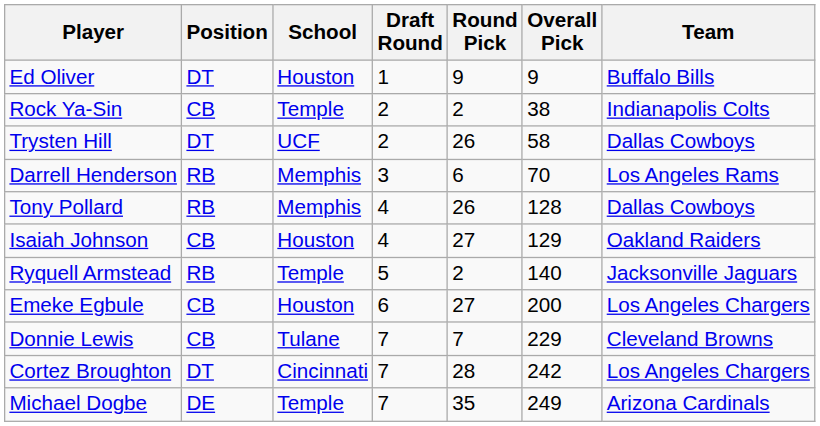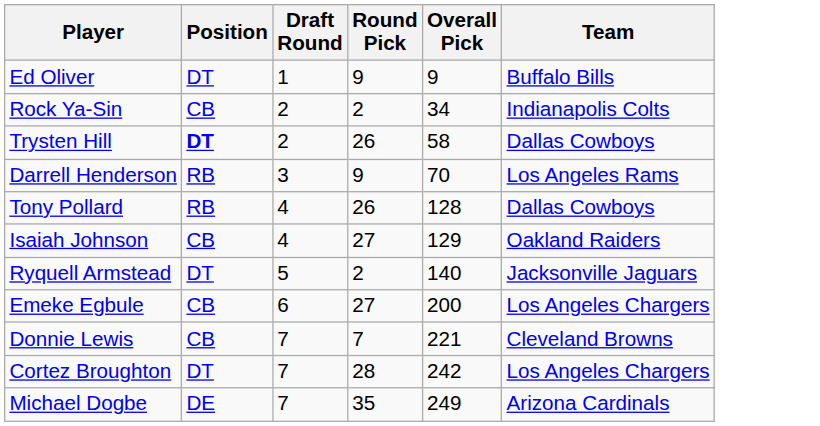- column: (323, 32)
(539, 109) 38 -> (439, 109) 34
(200, 142) normal -> (200, 142) bold
(458, 175) 6 -> (358, 175) 9
(201, 273) RB -> (200, 273) DT
(544, 338) 229 -> (444, 338) 221
